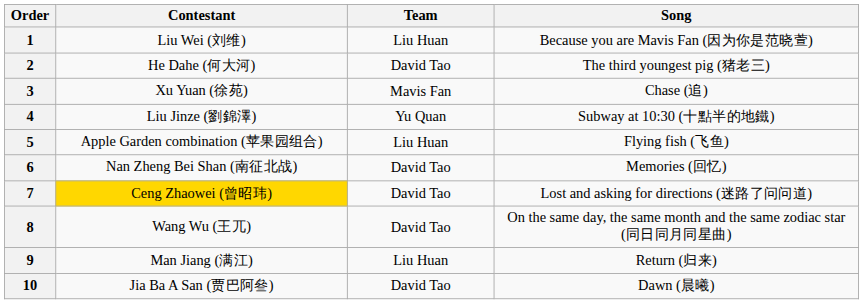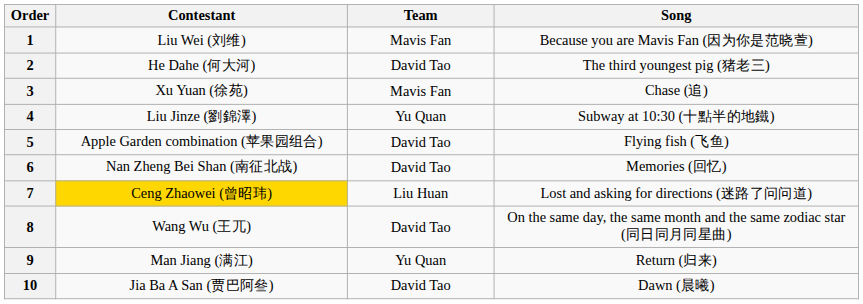(421, 40) Liu Huan -> (421, 40) Mavis Fan
(421, 142) Liu Huan -> (421, 142) David Tao
(421, 193) David Tao -> (421, 193) Liu Huan
(421, 260) Liu Huan -> (421, 260) Yu Quan
